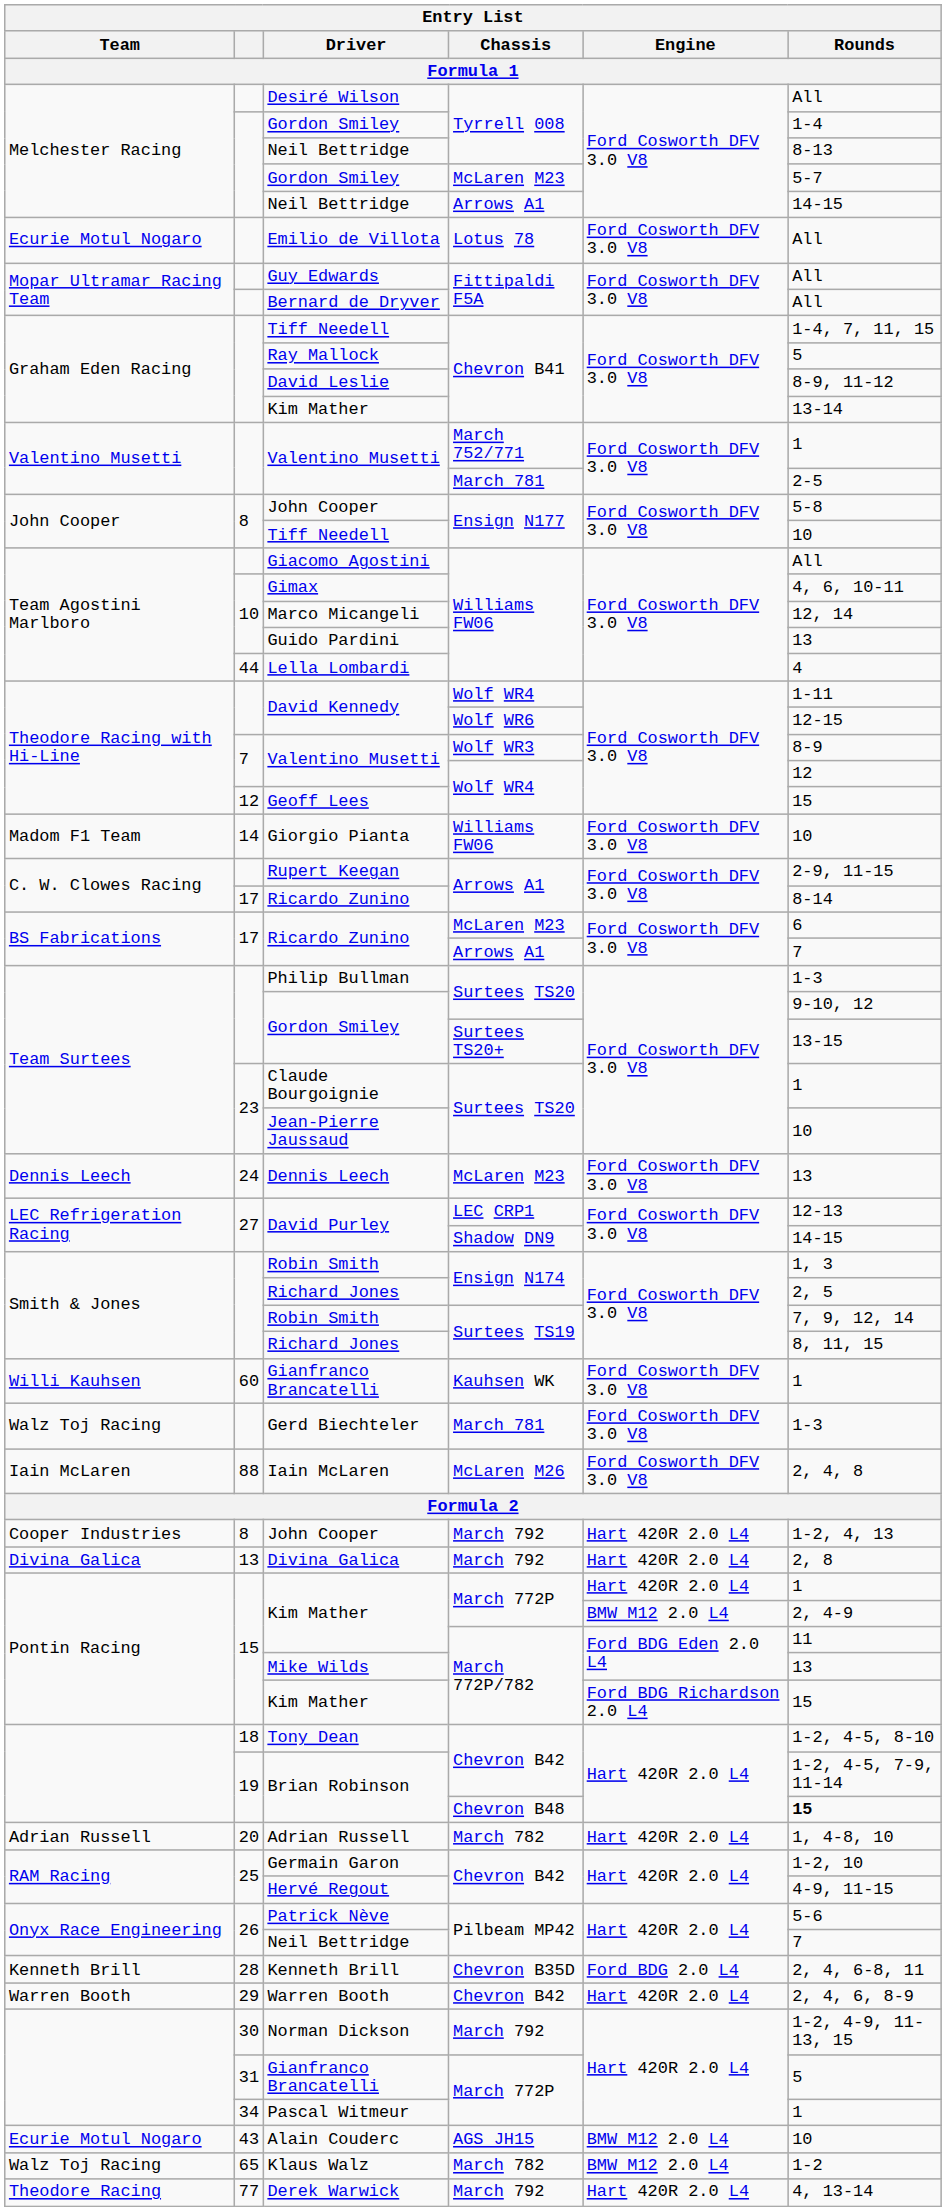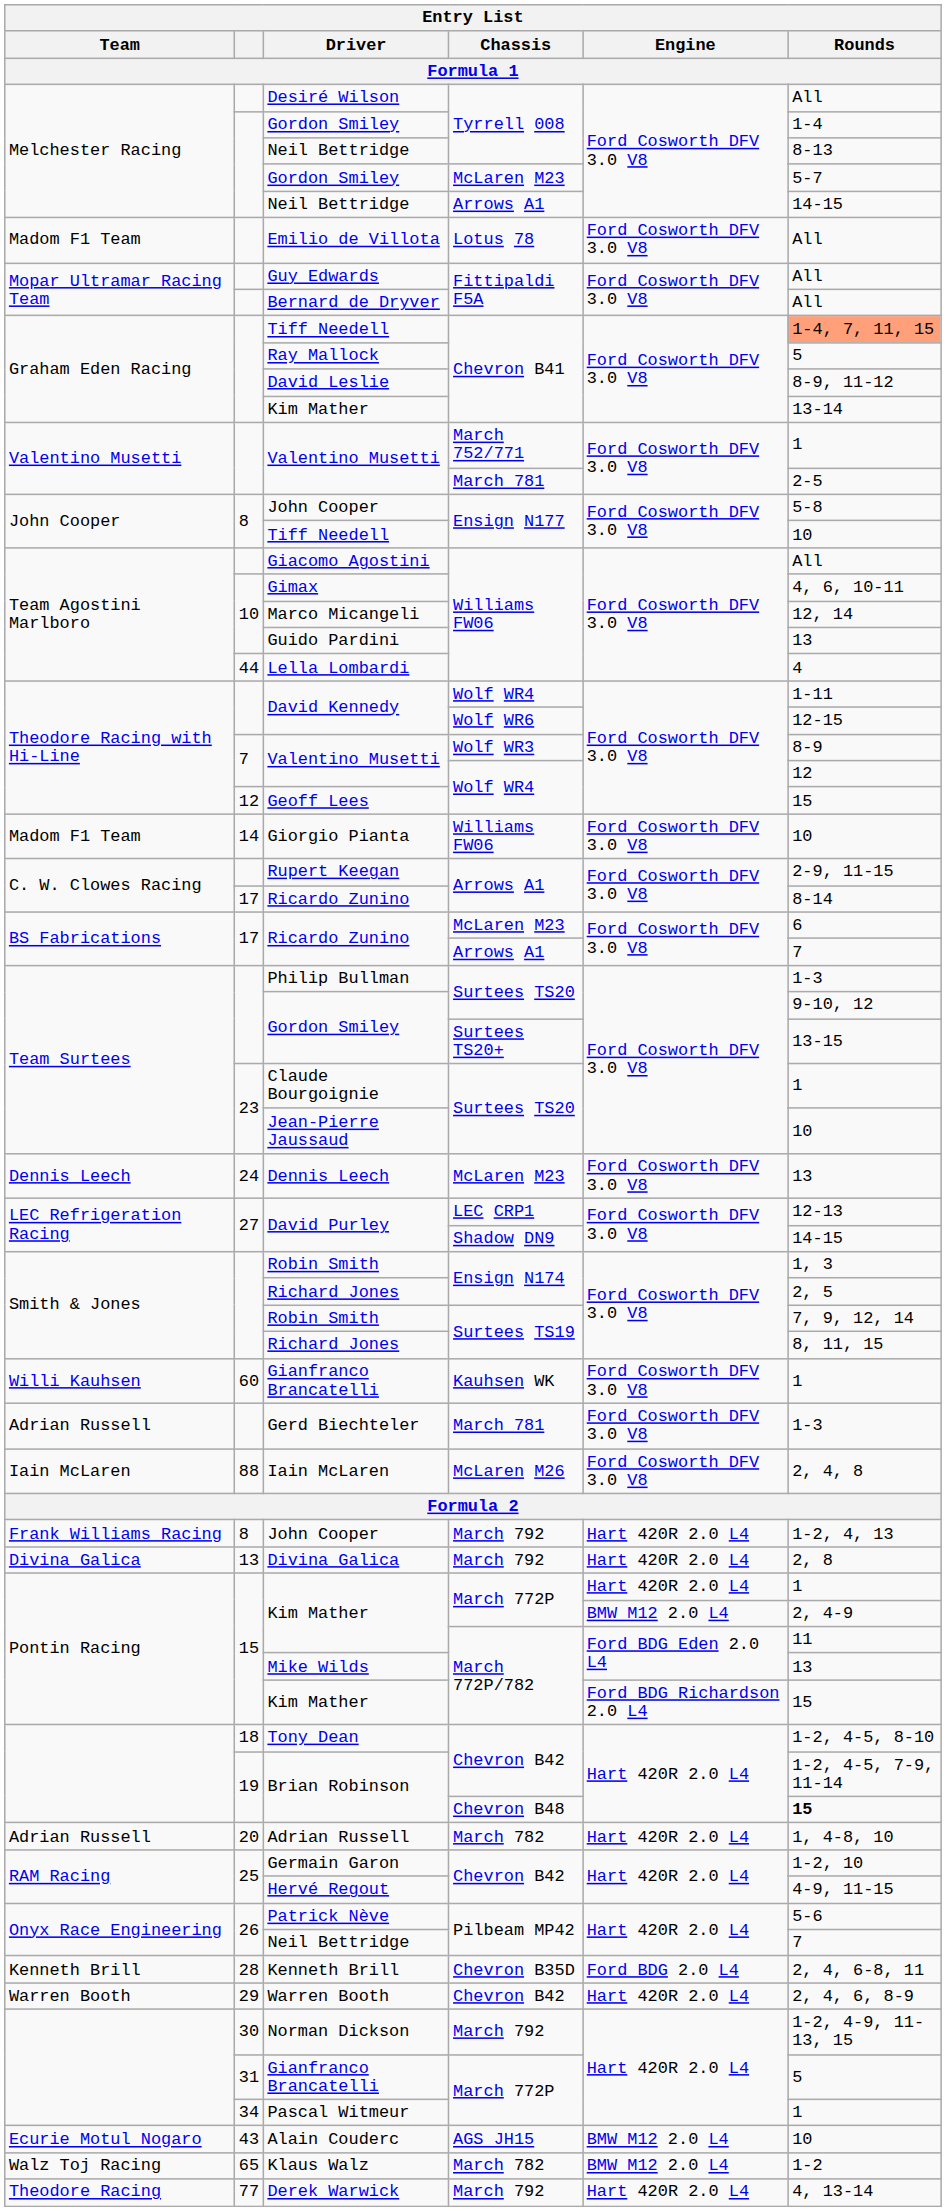(105, 240) Ecurie Motul Nogaro -> (75, 240) Madom F1 Team
(863, 329) no background -> (863, 329) lightsalmon background
(85, 1426) Walz Toj Racing -> (80, 1426) Adrian Russell
(95, 1533) Cooper Industries -> (115, 1533) Frank Williams Racing
